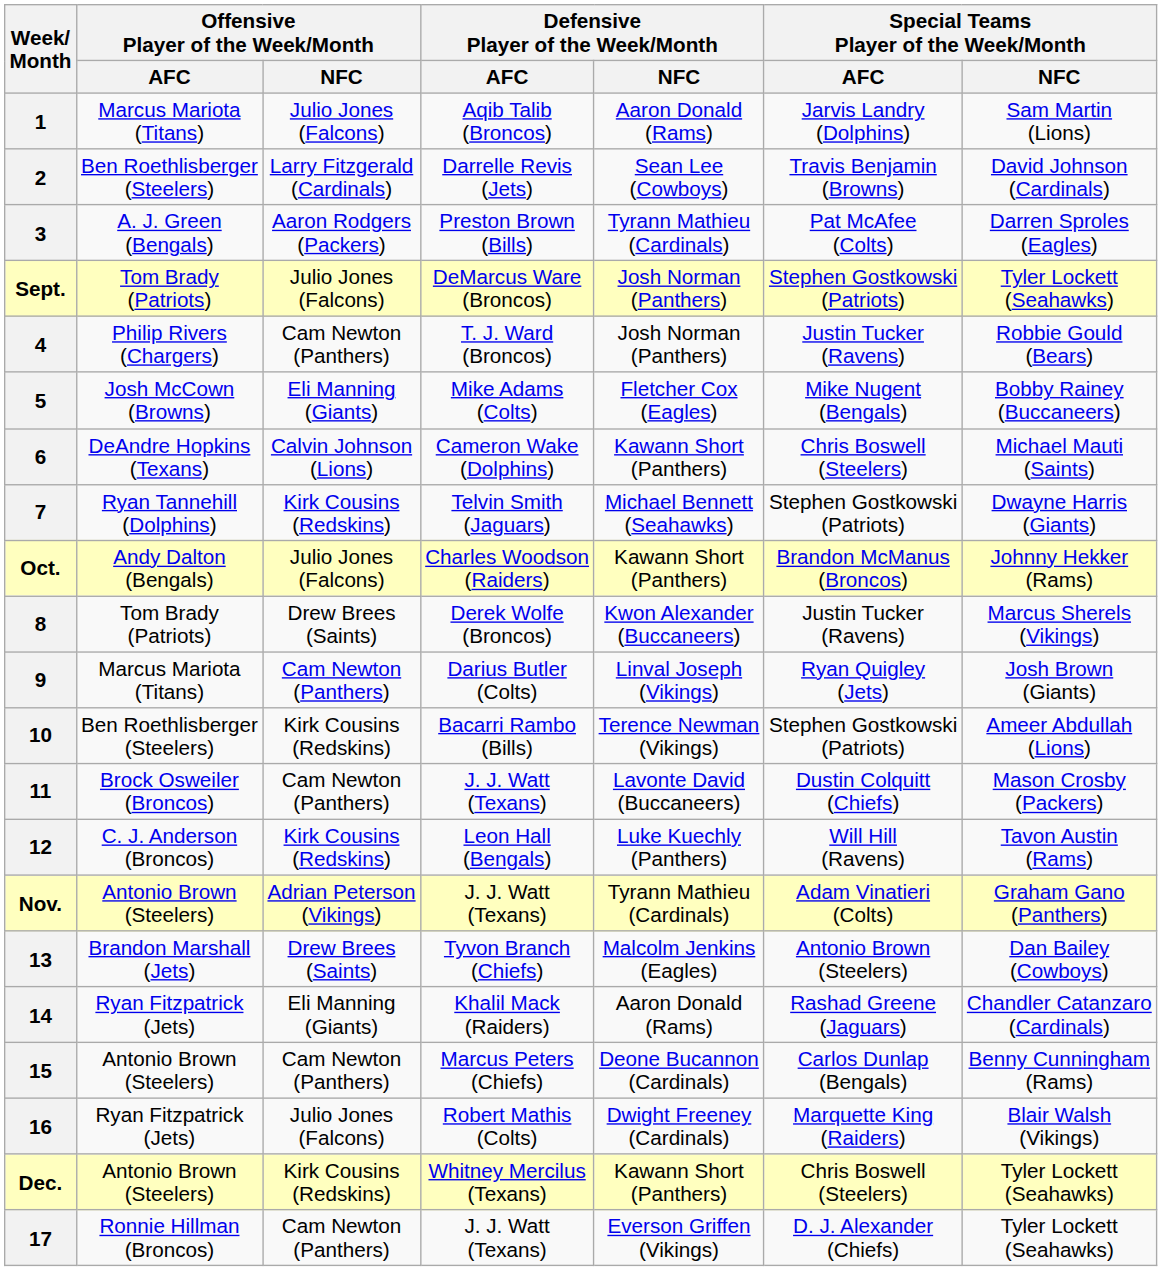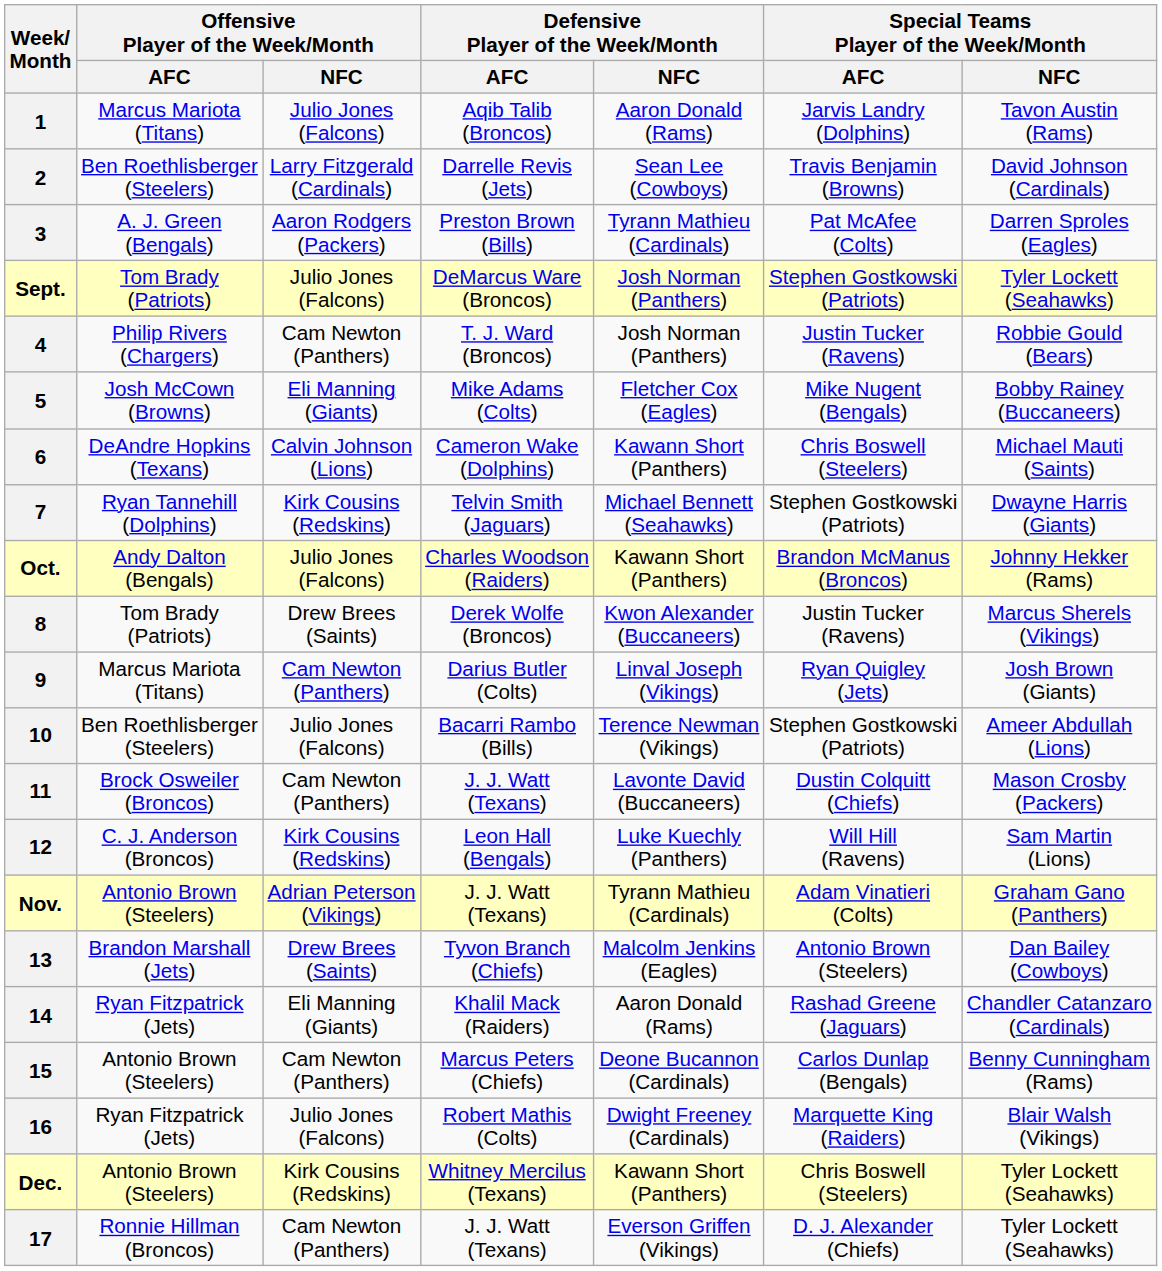(1059, 121) Sam Martin (Lions) -> (1059, 121) Tavon Austin (Rams)
(342, 736) Kirk Cousins (Redskins) -> (342, 736) Julio Jones (Falcons)
(1059, 847) Tavon Austin (Rams) -> (1059, 847) Sam Martin (Lions)
